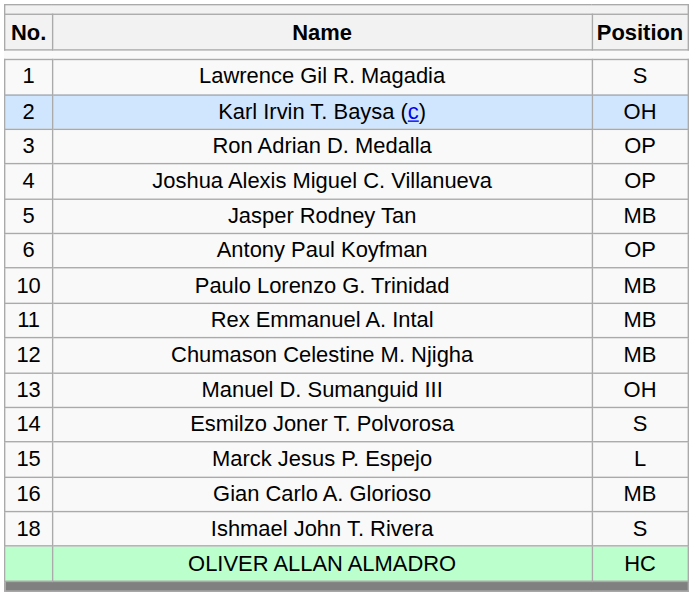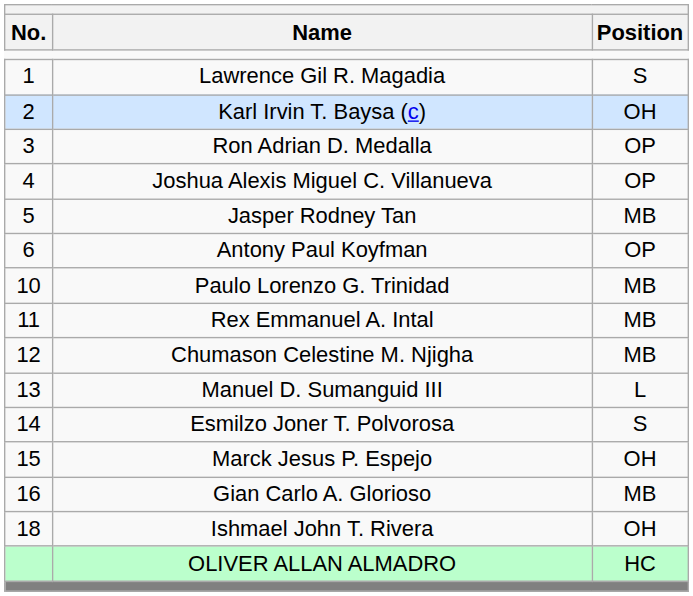(640, 389) OH -> (640, 389) L
(640, 459) L -> (640, 459) OH
(640, 528) S -> (640, 528) OH
